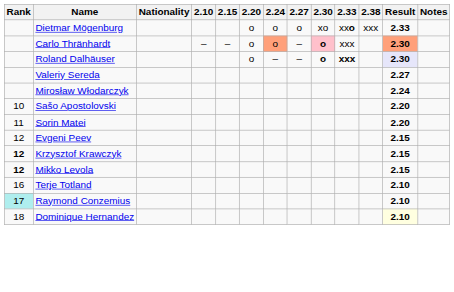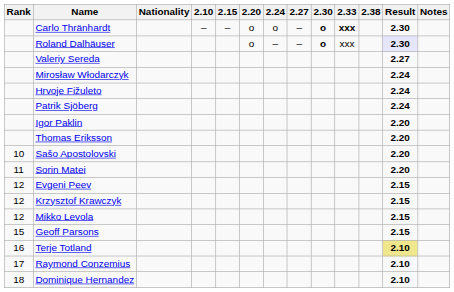- row: (79, 28)
(275, 43) lightsalmon background -> (275, 28) no background
(323, 43) pink background -> (323, 28) no background
(347, 43) normal -> (347, 28) bold
(400, 43) lightsalmon background -> (400, 28) no background
(347, 59) bold -> (347, 43) normal
+ row: (69, 91)
+ row: (67, 106)
+ row: (59, 122)
+ row: (74, 138)
(19, 153) bold -> (19, 201) normal
(19, 169) bold -> (19, 216) normal
+ row: (67, 232)
(400, 185) no background -> (400, 248) khaki background
(19, 201) paleturquoise background -> (19, 264) no background
(400, 216) lightyellow background -> (400, 279) no background
